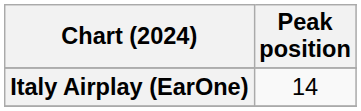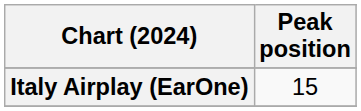(305, 86) 14 -> (305, 86) 15
